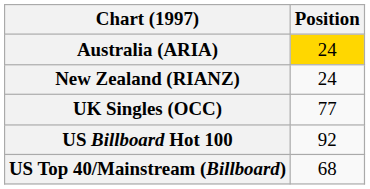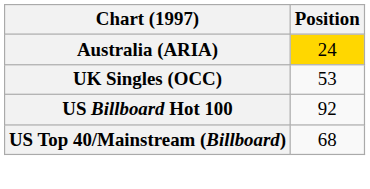- row: (147, 79)
(327, 109) 77 -> (327, 79) 53
